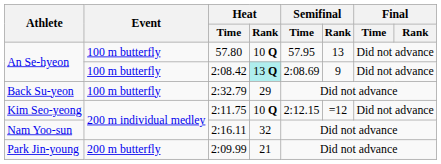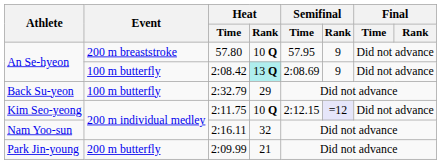(124, 52) 100 m butterfly -> (132, 52) 200 m breaststroke
(338, 52) 13 -> (338, 52) 9
(338, 110) no background -> (338, 110) lavender background
